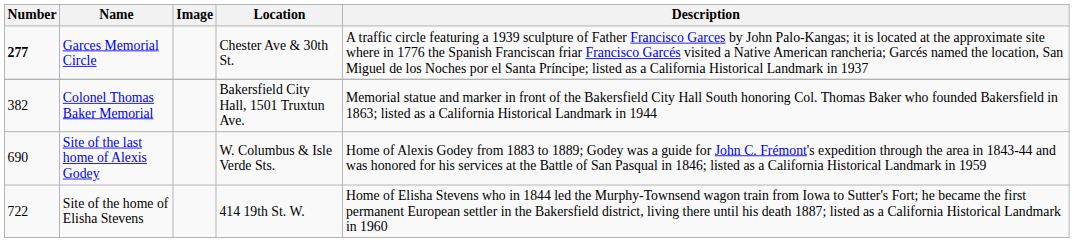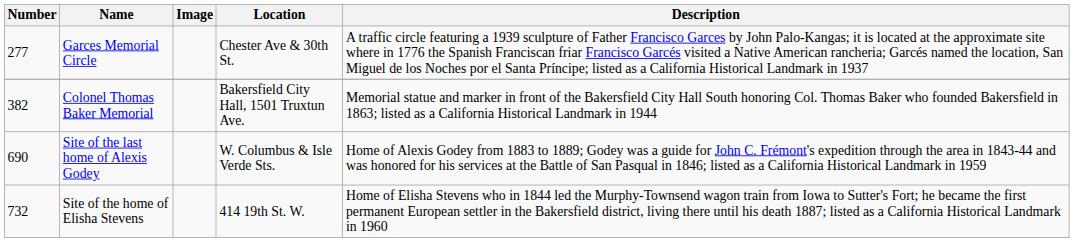(18, 52) bold -> (18, 52) normal
(18, 211) 722 -> (18, 211) 732
